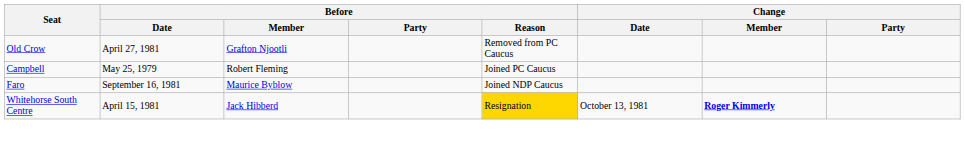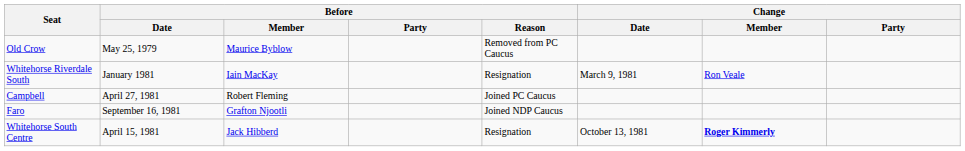(131, 48) April 27, 1981 -> (129, 48) May 25, 1979
(257, 48) Grafton Njootli -> (259, 48) Maurice Byblow
+ row: (49, 75)
(129, 69) May 25, 1979 -> (131, 96) April 27, 1981
(259, 85) Maurice Byblow -> (257, 111) Grafton Njootli
(508, 106) gold background -> (508, 132) no background
